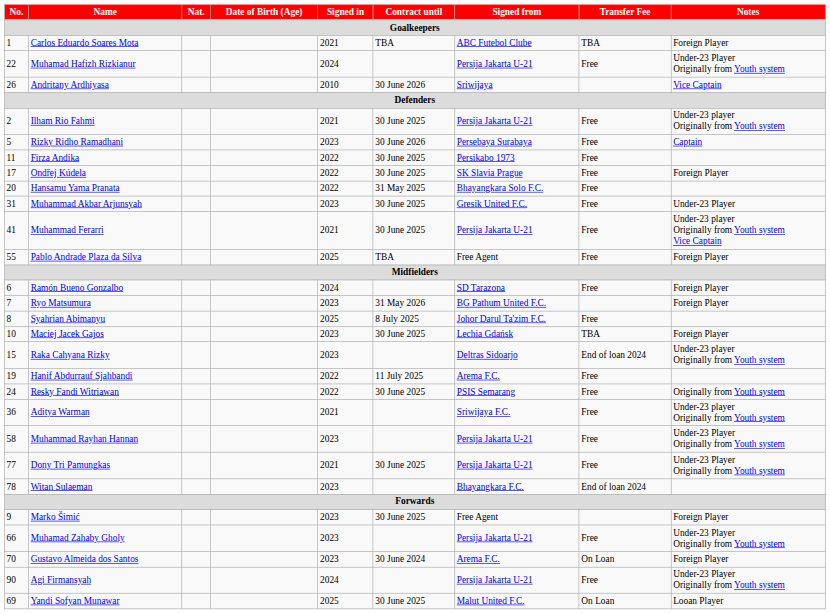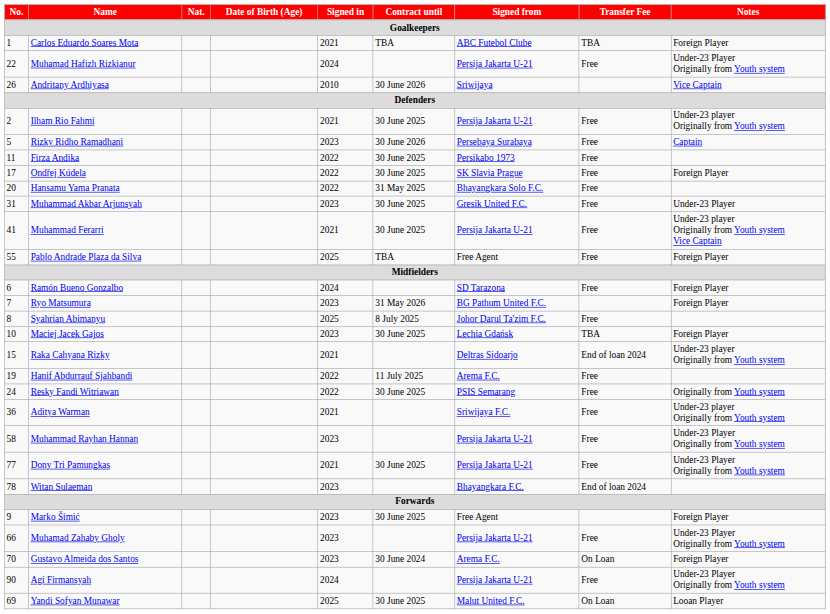(329, 355) 2023 -> (329, 355) 2021
